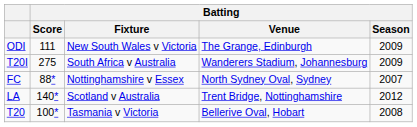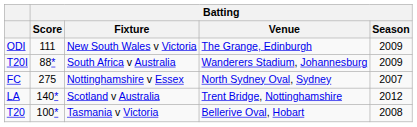(47, 63) 275 -> (47, 63) 88*
(47, 79) 88* -> (47, 79) 275
